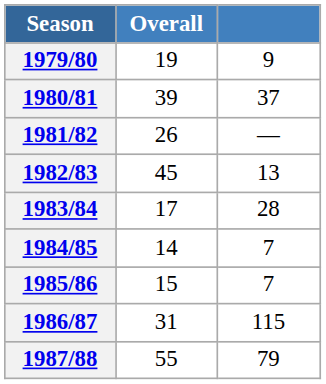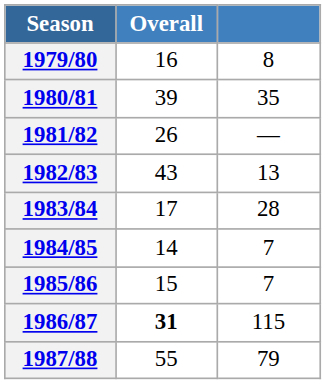(166, 60) 19 -> (166, 60) 16
(268, 60) 9 -> (268, 60) 8
(268, 97) 37 -> (268, 97) 35
(166, 172) 45 -> (166, 172) 43
(166, 321) normal -> (166, 321) bold
